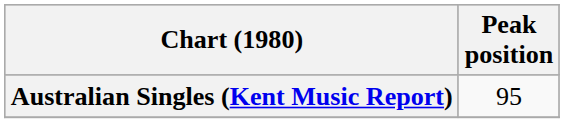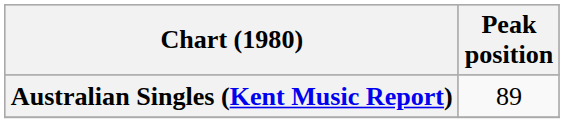(509, 95) 95 -> (509, 95) 89
